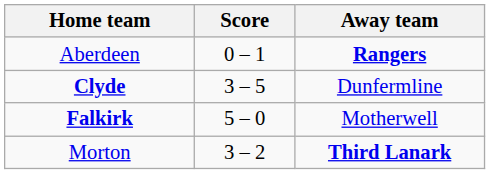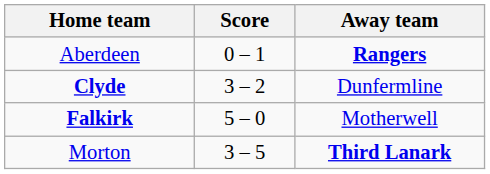(245, 86) 3 – 5 -> (245, 86) 3 – 2
(245, 151) 3 – 2 -> (245, 151) 3 – 5
